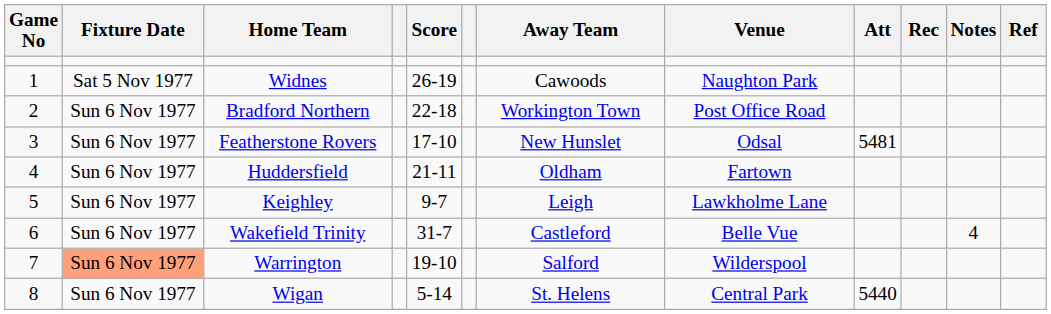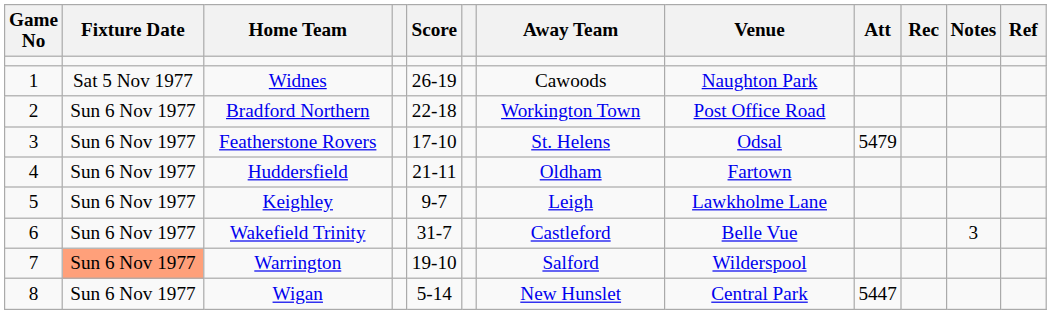(571, 141) New Hunslet -> (571, 141) St. Helens
(878, 141) 5481 -> (878, 141) 5479
(973, 232) 4 -> (973, 232) 3
(571, 293) St. Helens -> (571, 293) New Hunslet
(878, 293) 5440 -> (878, 293) 5447
